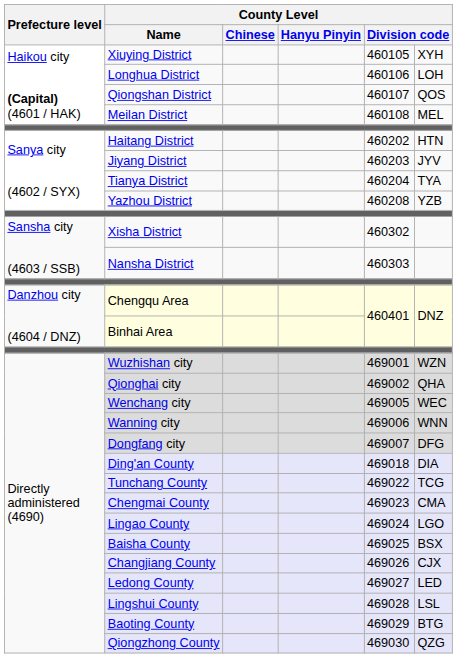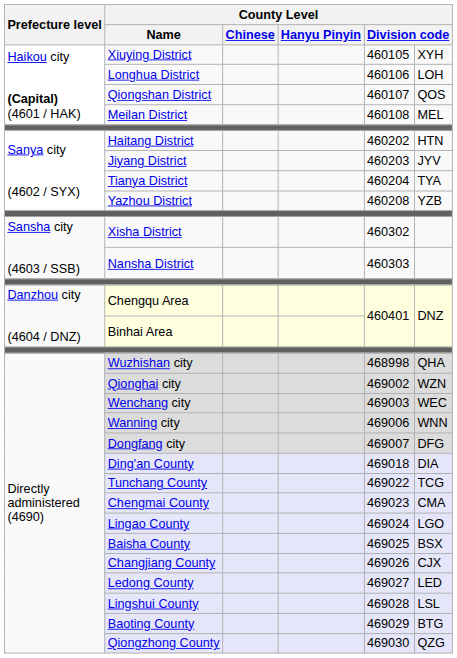(388, 363) 469001 -> (388, 363) 468998
(432, 363) WZN -> (431, 363) QHA
(431, 383) QHA -> (432, 383) WZN
(388, 403) 469005 -> (388, 403) 469003
